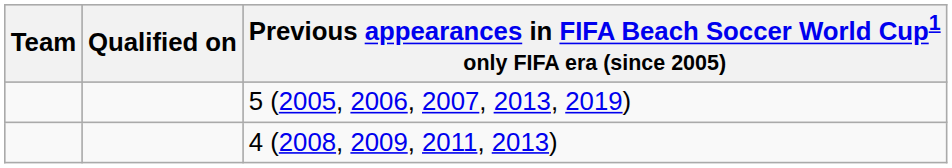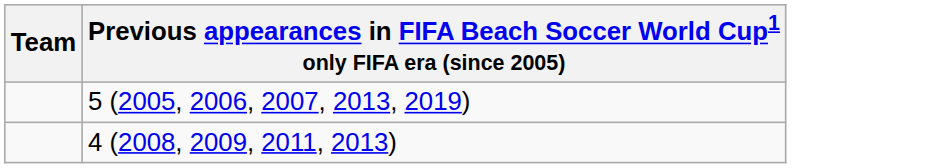- column: (162, 42)
